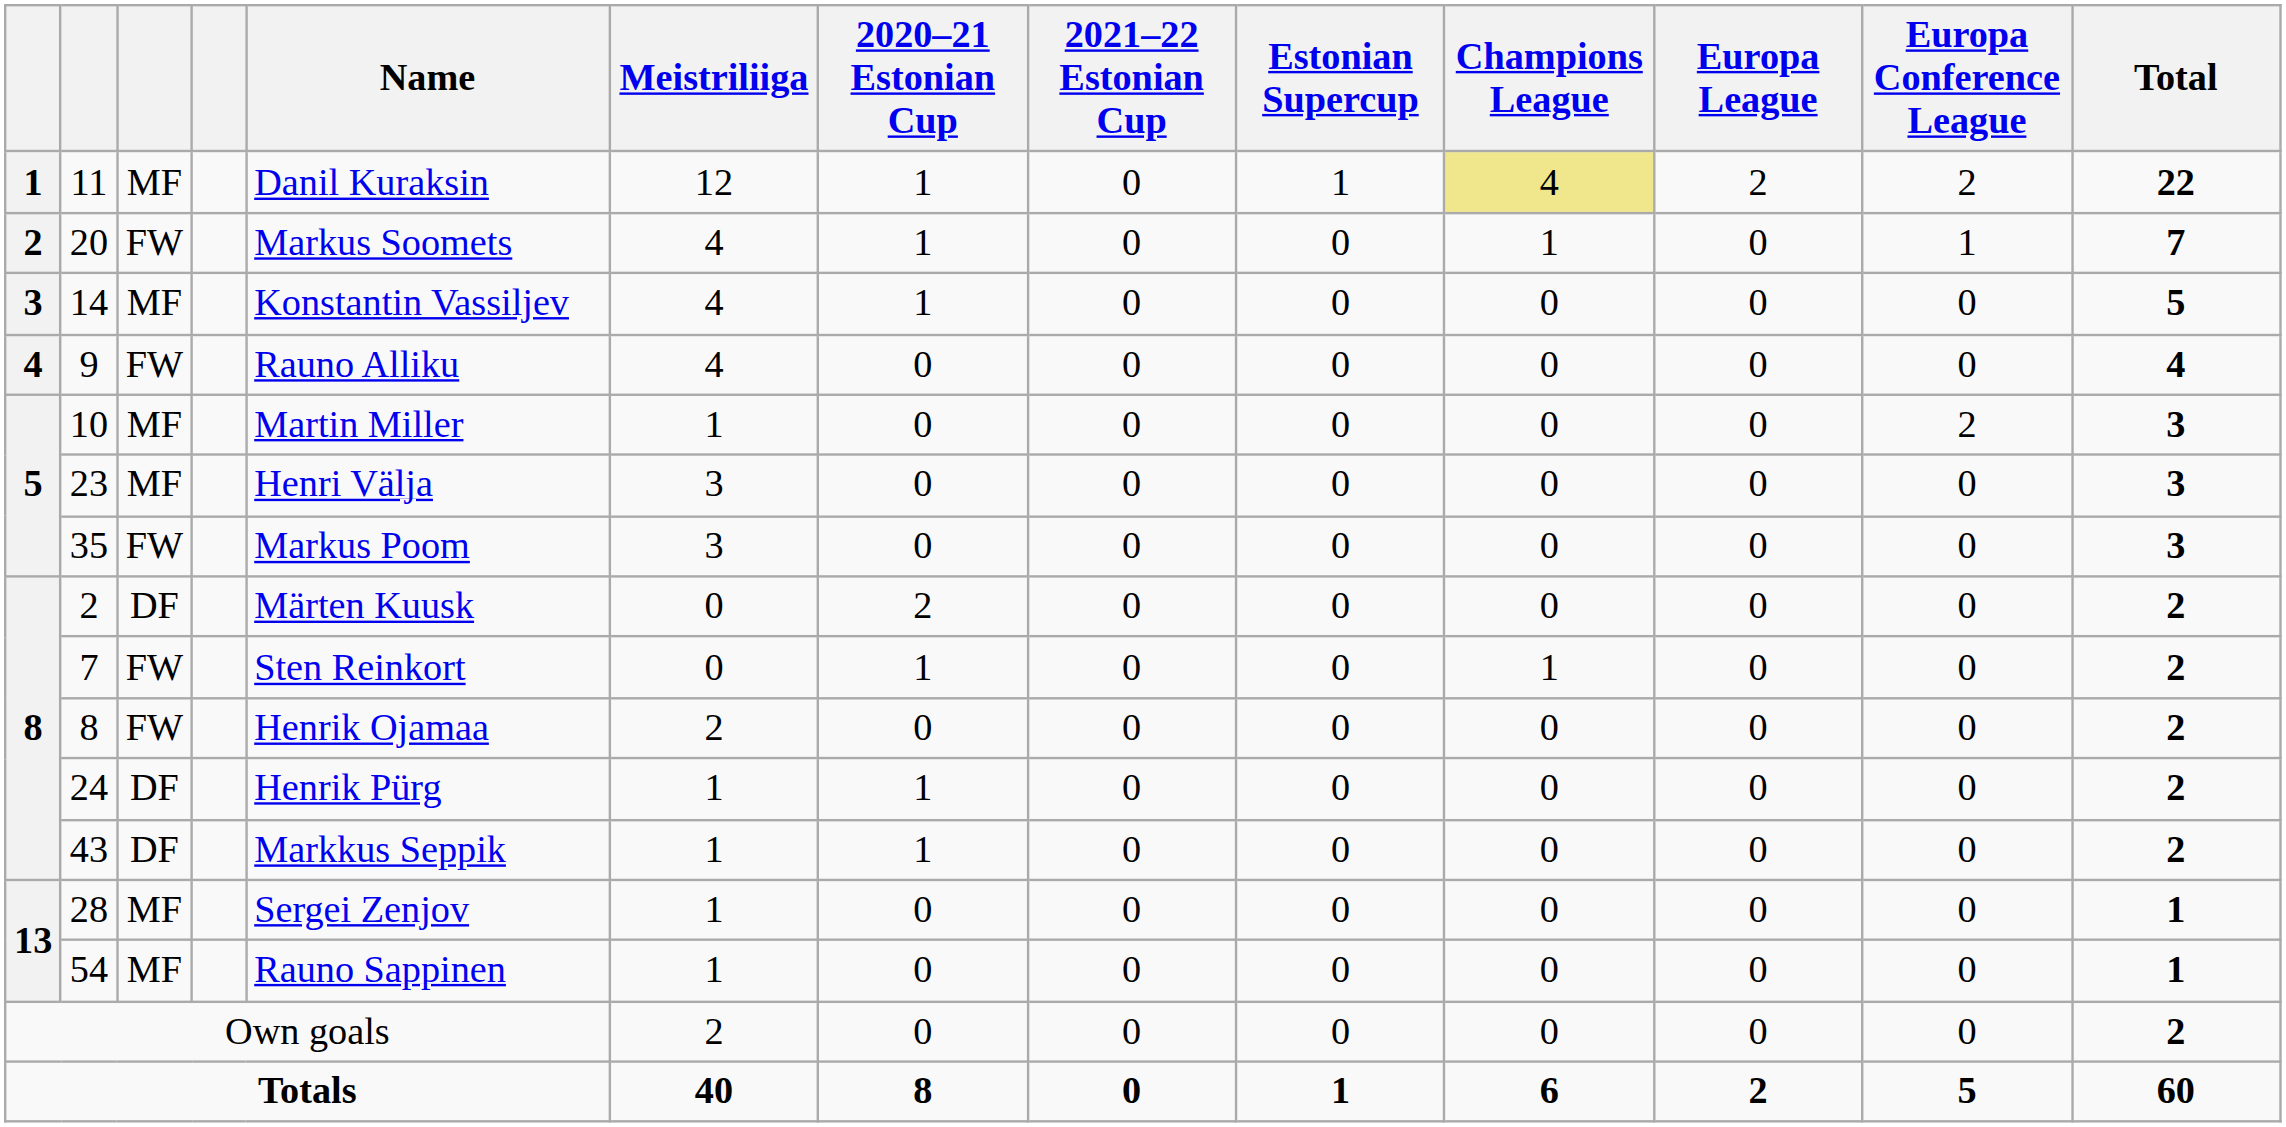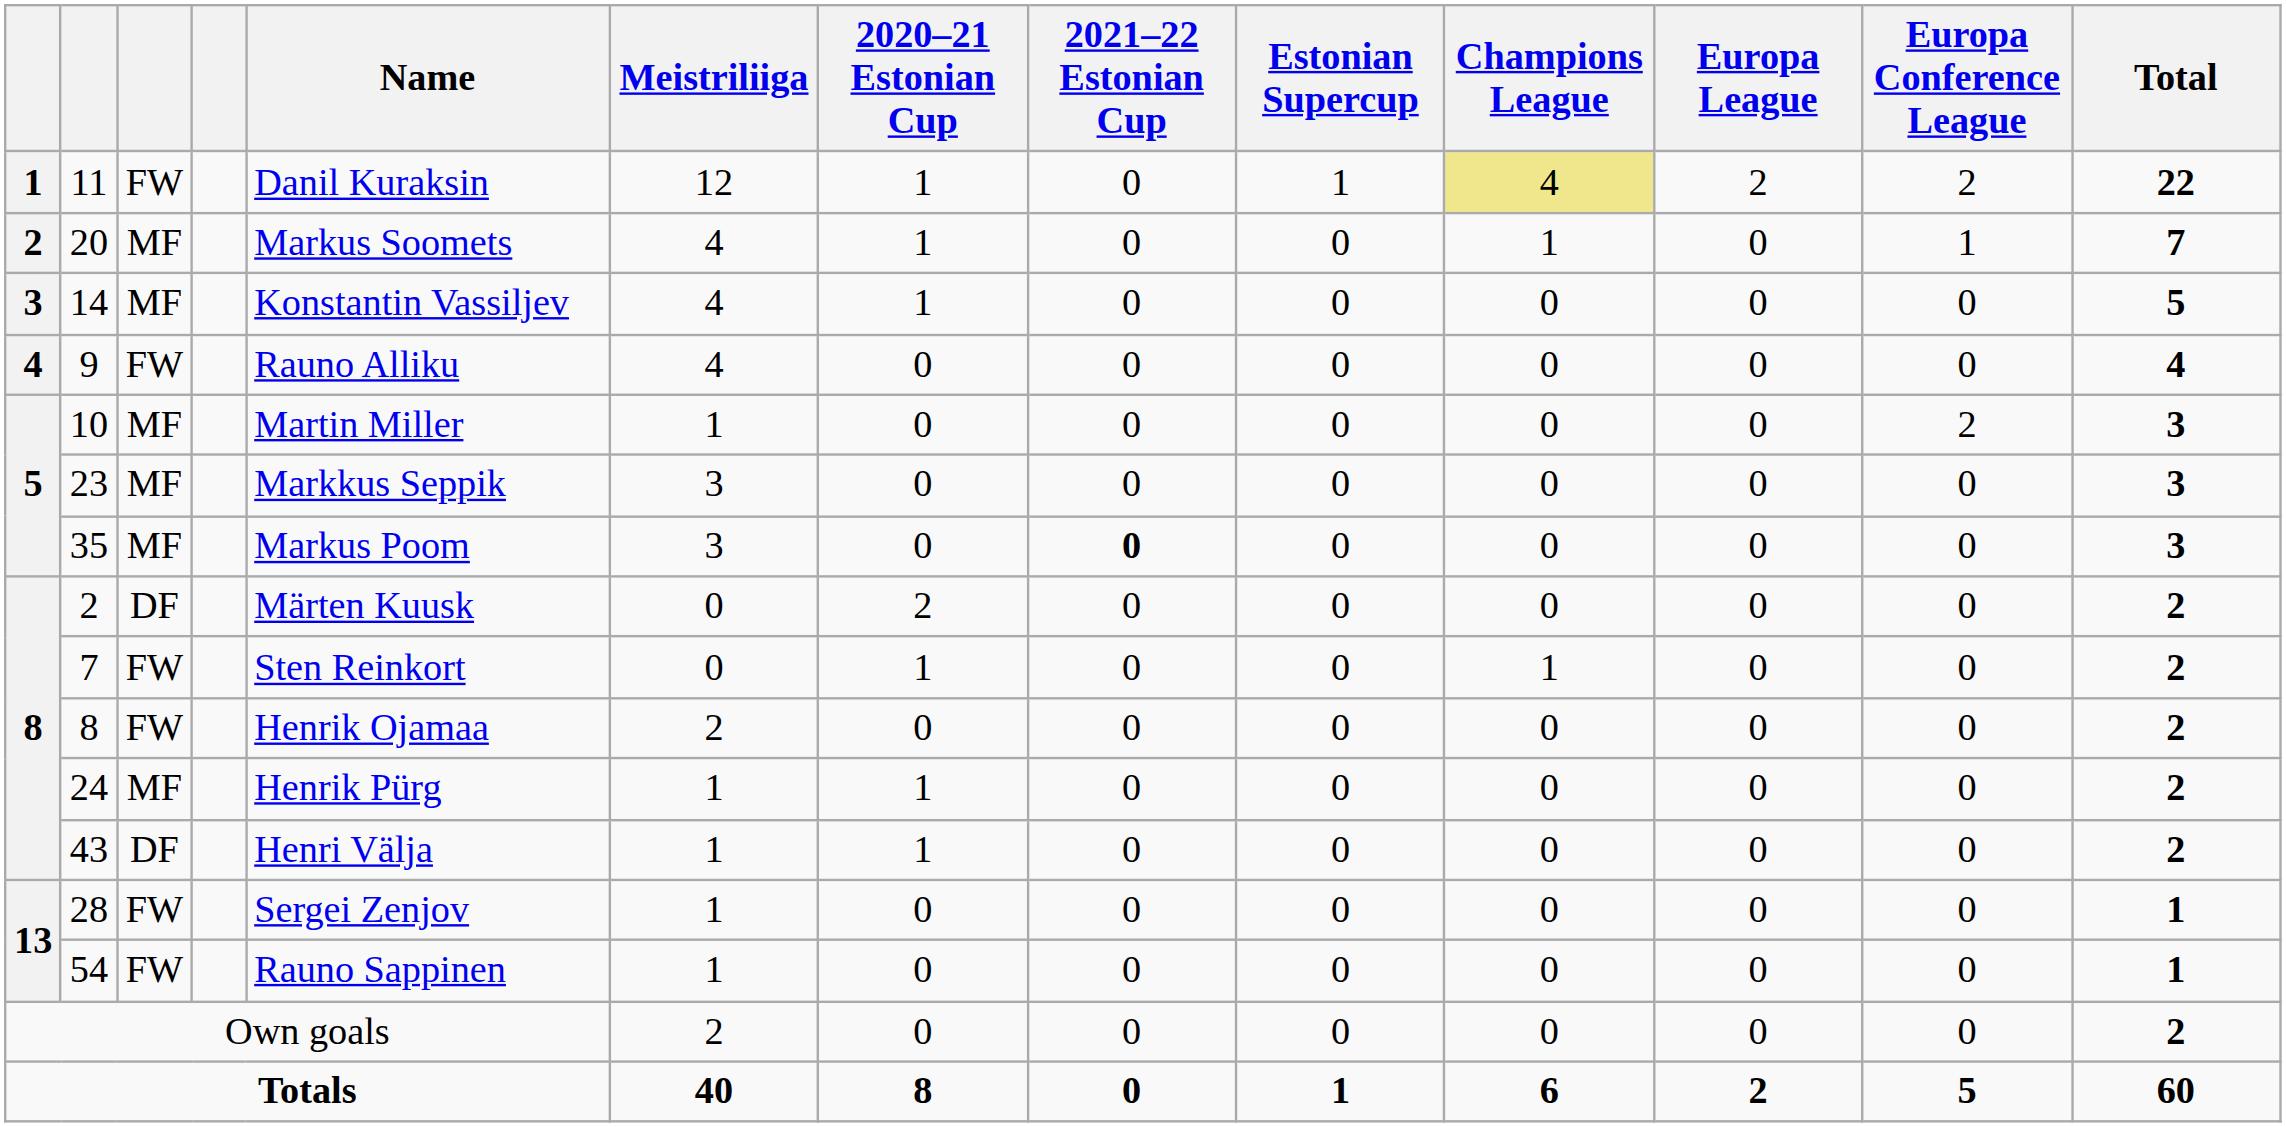(154, 181) MF -> (154, 181) FW
(154, 242) FW -> (154, 242) MF
(344, 484) Henri Välja -> (380, 484) Markkus Seppik
(154, 545) FW -> (154, 545) MF
(1132, 545) normal -> (1132, 545) bold
(154, 787) DF -> (154, 787) MF
(380, 848) Markkus Seppik -> (344, 848) Henri Välja
(154, 909) MF -> (154, 909) FW
(154, 969) MF -> (154, 969) FW
